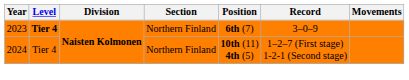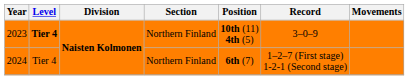(240, 28) 6th (7) -> (240, 34) 10th (11) 4th (5)
(240, 50) 10th (11) 4th (5) -> (240, 61) 6th (7)
